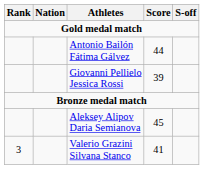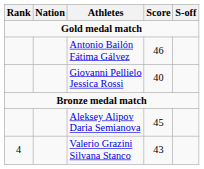(158, 50) 44 -> (158, 50) 46
(158, 78) 39 -> (158, 78) 40
(19, 150) 3 -> (19, 150) 4
(158, 150) 41 -> (158, 150) 43
